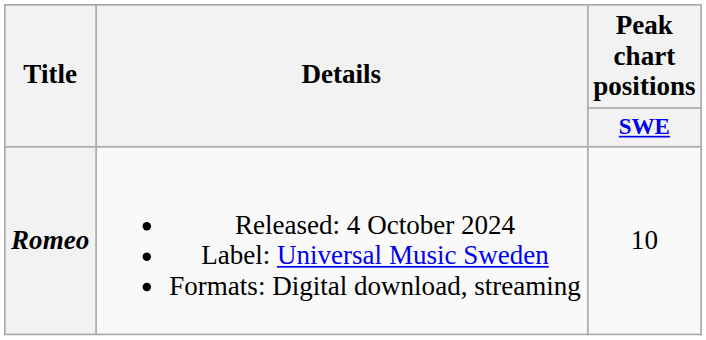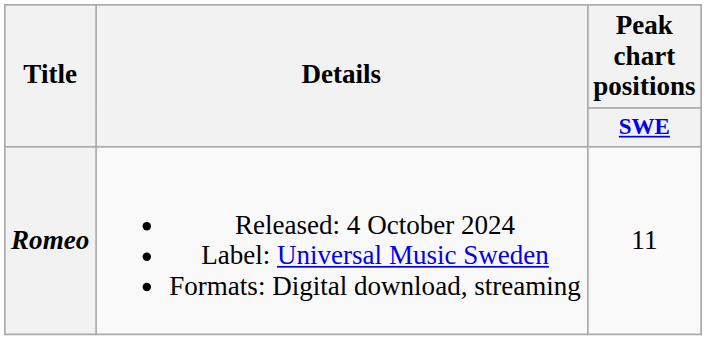(644, 240) 10 -> (644, 240) 11
